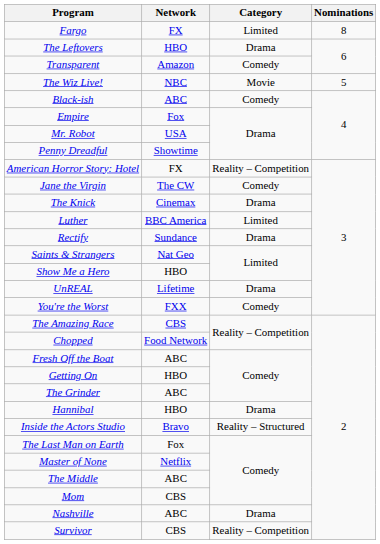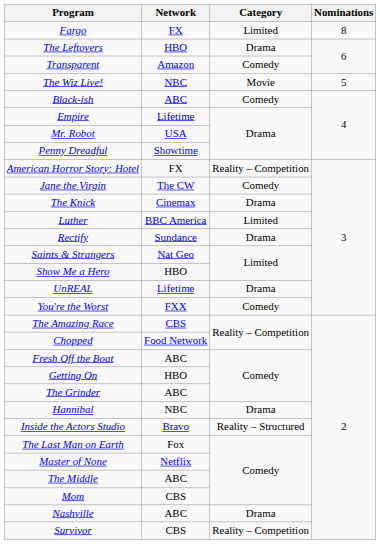(176, 116) Fox -> (176, 116) Lifetime
(176, 409) HBO -> (176, 409) NBC
